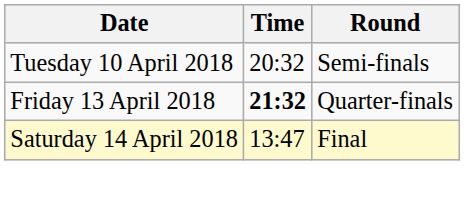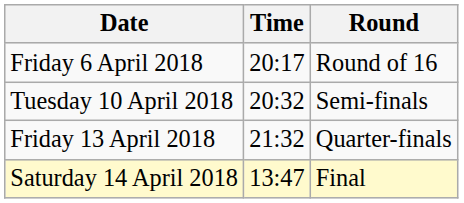+ row: (107, 62)
(278, 100) bold -> (277, 139) normal
